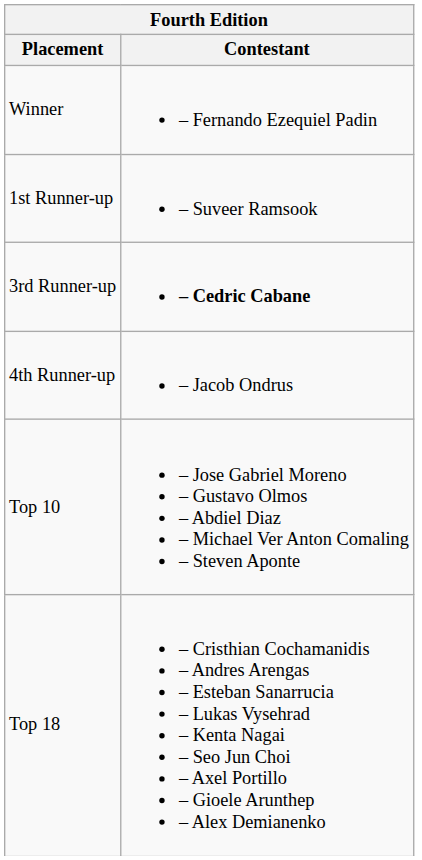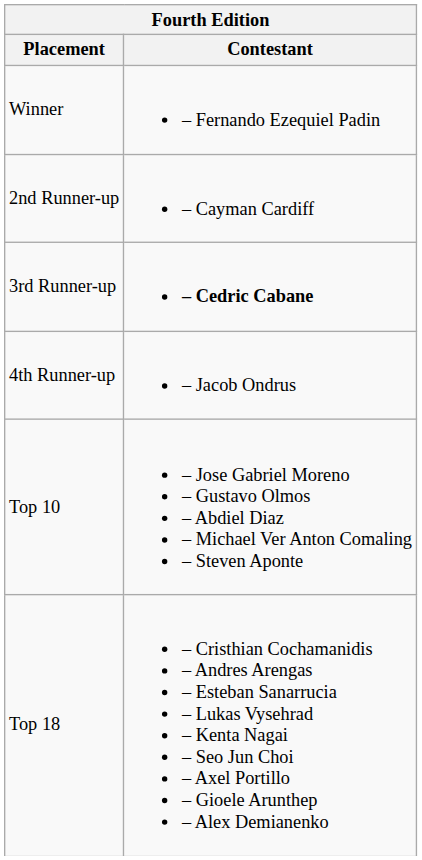- row: (61, 197)
+ row: (64, 197)
